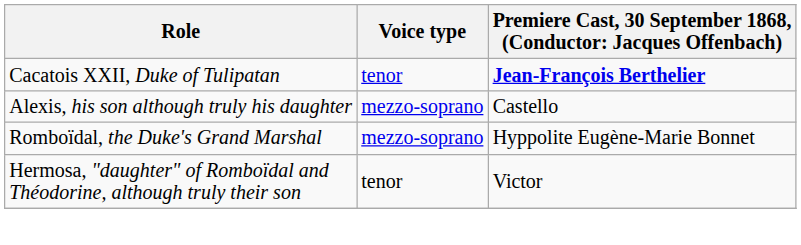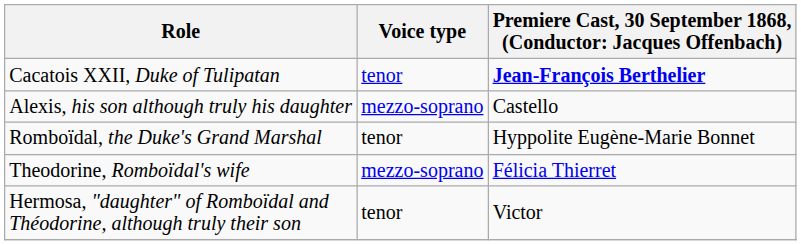(422, 138) mezzo-soprano -> (382, 138) tenor
+ row: (129, 169)
